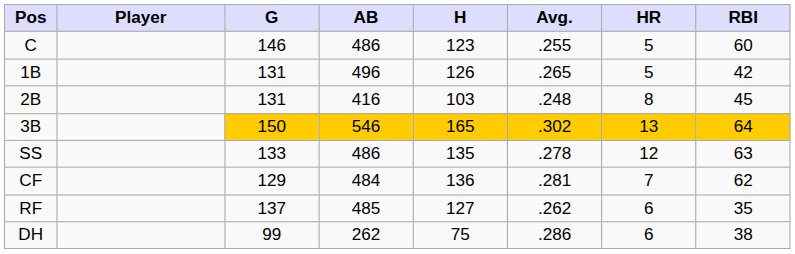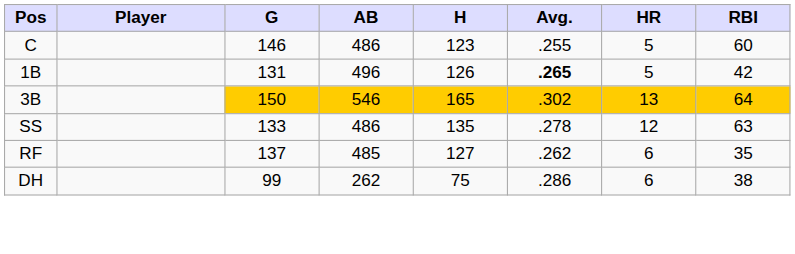(555, 72) normal -> (555, 72) bold
- row: (31, 99)
- row: (31, 180)
